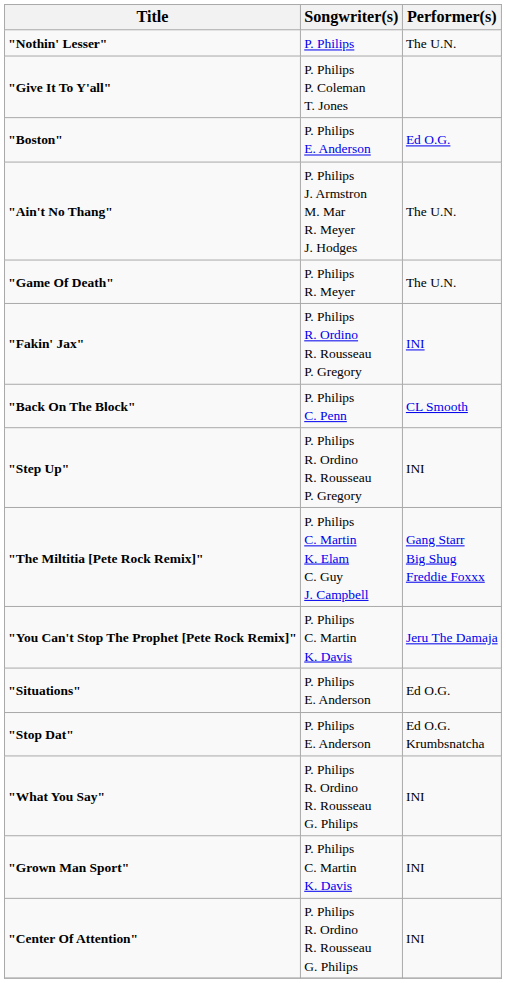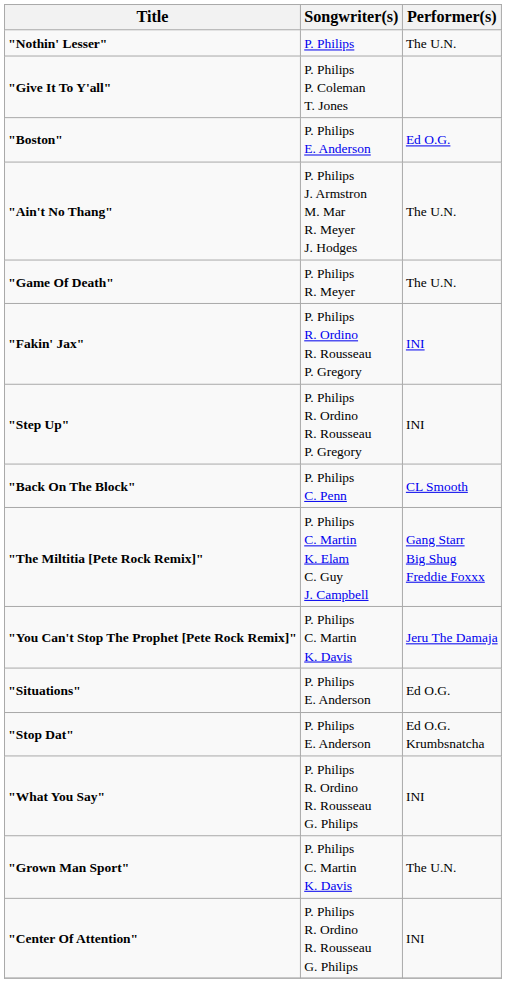rows swapped: (39, 468) <-> (72, 406)
(415, 867) INI -> (431, 867) The U.N.
